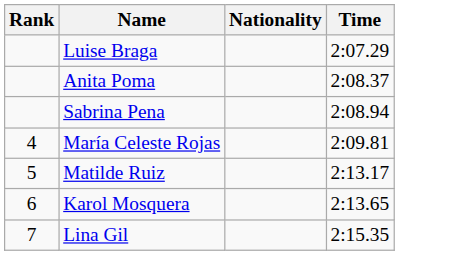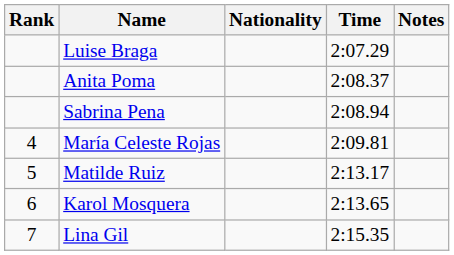+ column: (421, 19)
